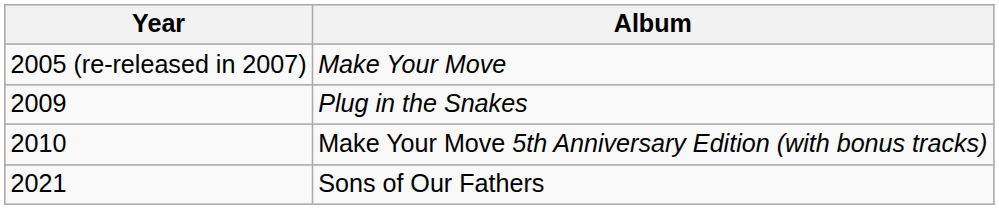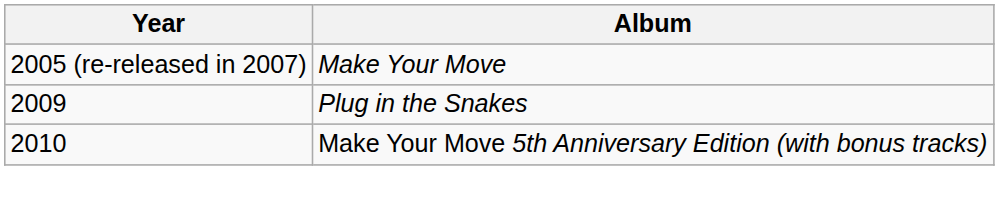- row: (431, 183)
